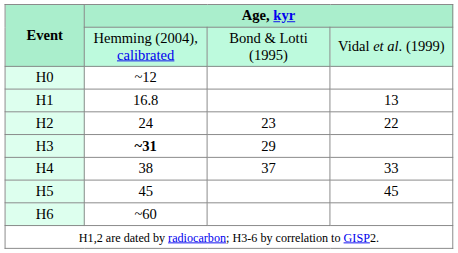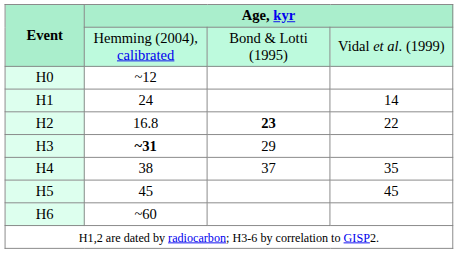(146, 100) 16.8 -> (146, 100) 24
(391, 100) 13 -> (391, 100) 14
(146, 123) 24 -> (146, 123) 16.8
(269, 123) normal -> (269, 123) bold
(391, 168) 33 -> (391, 168) 35
